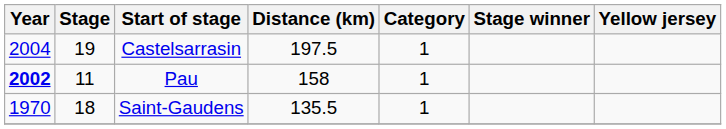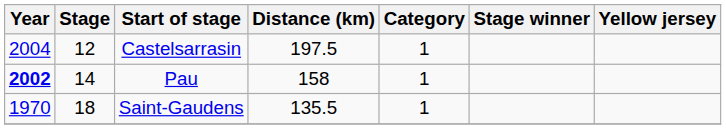(85, 49) 19 -> (85, 49) 12
(85, 78) 11 -> (85, 78) 14
